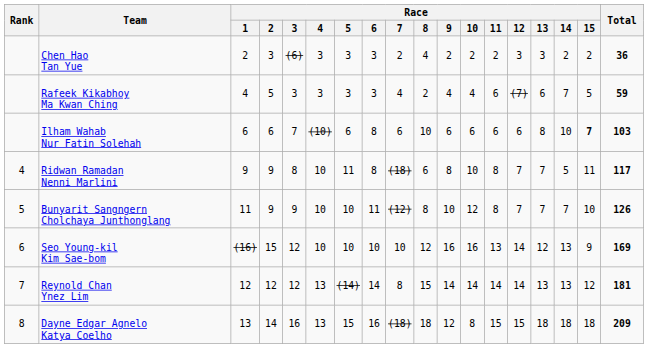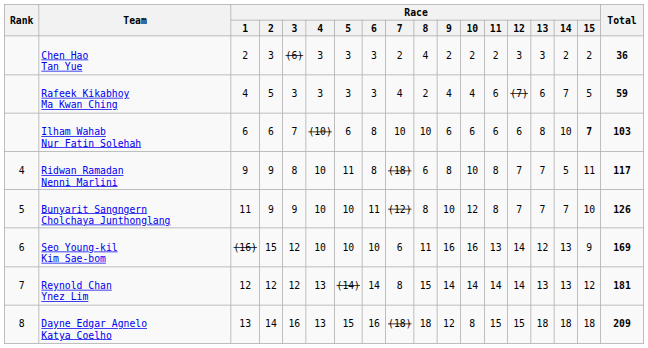(400, 132) 6 -> (400, 132) 10
(400, 247) 10 -> (400, 247) 6
(426, 247) 12 -> (426, 247) 11
